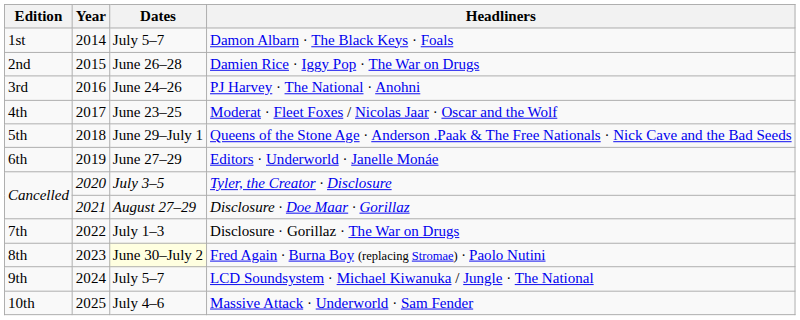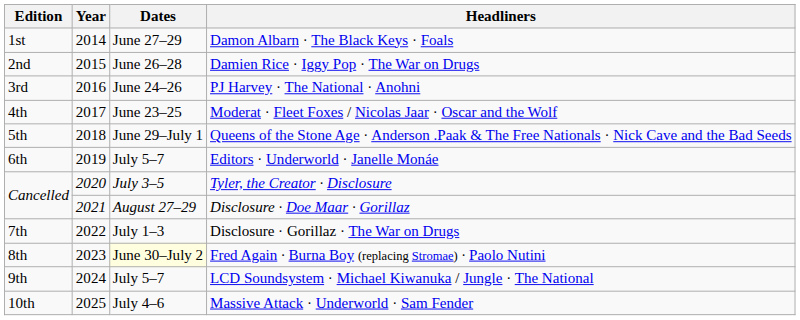(139, 40) July 5–7 -> (147, 40) June 27–29
(147, 159) June 27–29 -> (139, 159) July 5–7
